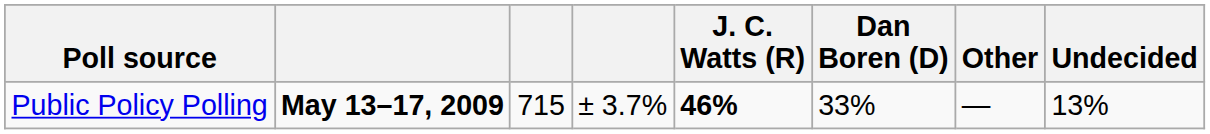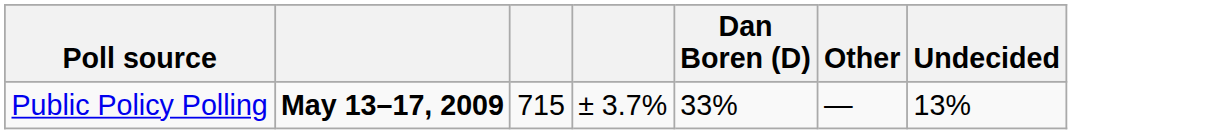- column: (743, 43)
